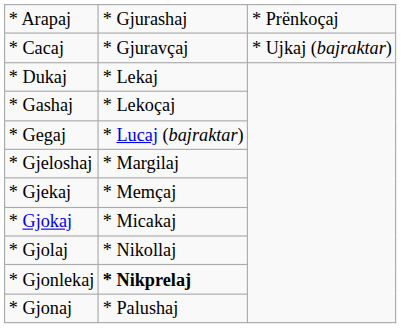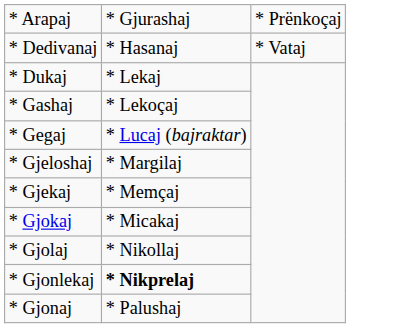- row: (36, 47)
+ row: (53, 47)
